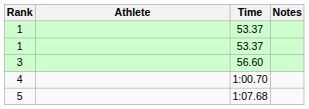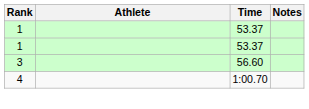- row: (20, 96)
